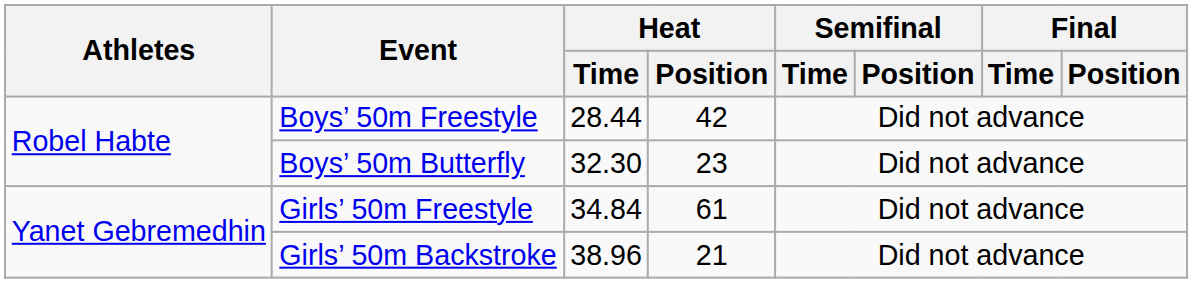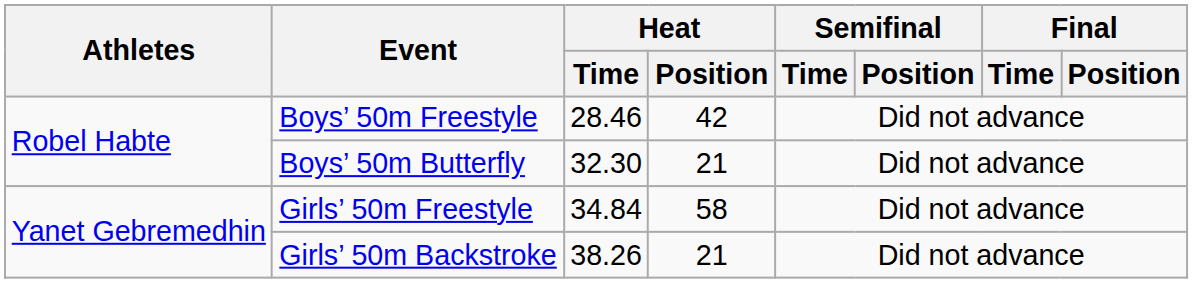(606, 119) 28.44 -> (606, 119) 28.46
(712, 164) 23 -> (712, 164) 21
(712, 209) 61 -> (712, 209) 58
(606, 254) 38.96 -> (606, 254) 38.26
